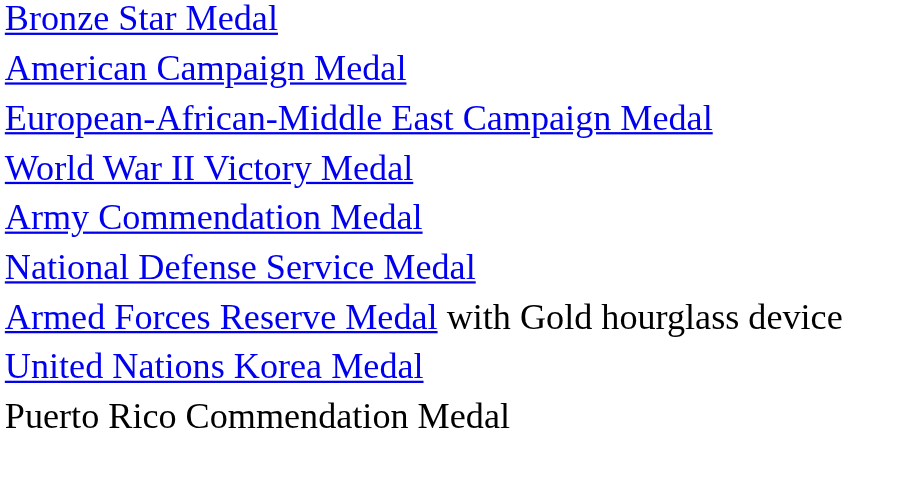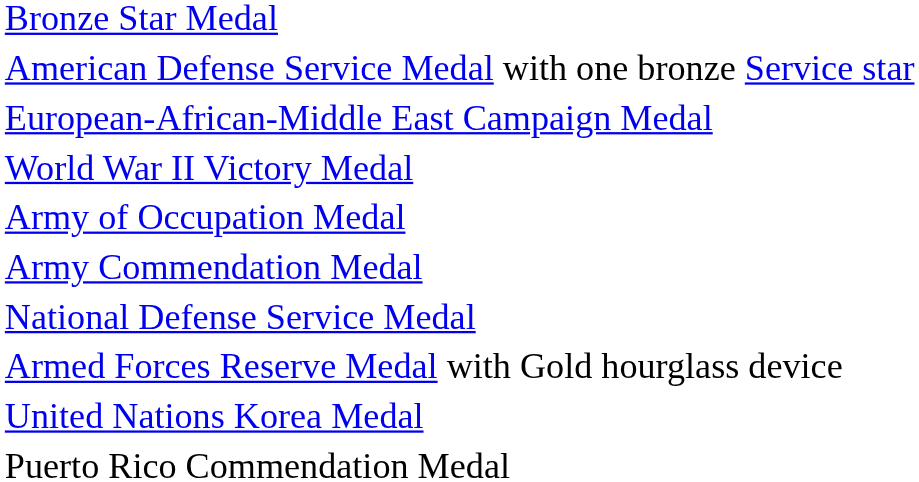+ row: (460, 68)
- row: (206, 68)
+ row: (205, 217)
